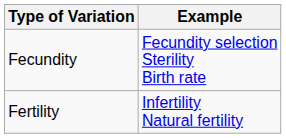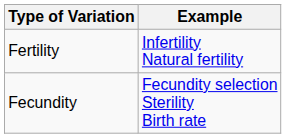rows swapped: (34, 111) <-> (42, 60)
